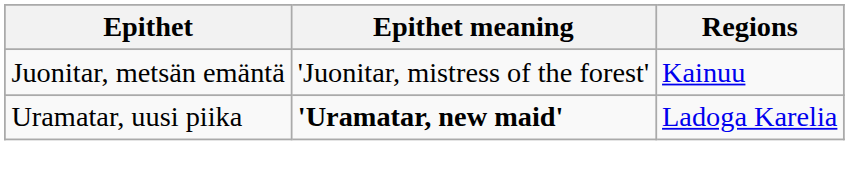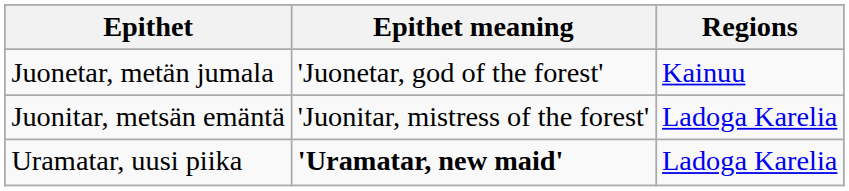+ row: (143, 71)
(704, 71) Kainuu -> (750, 116) Ladoga Karelia
